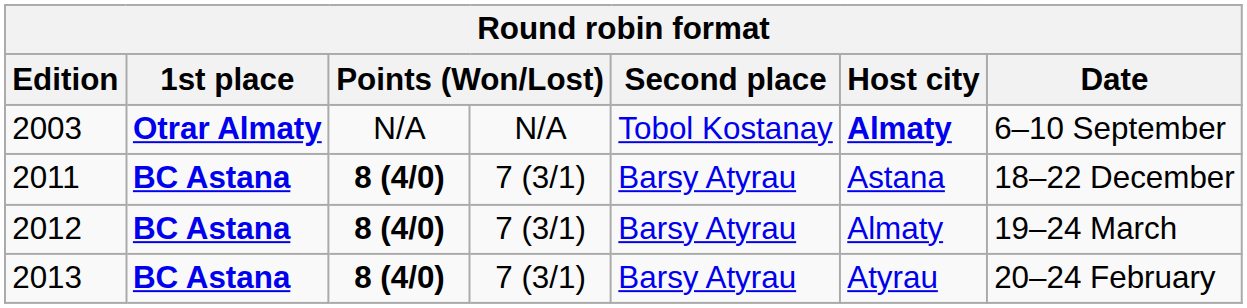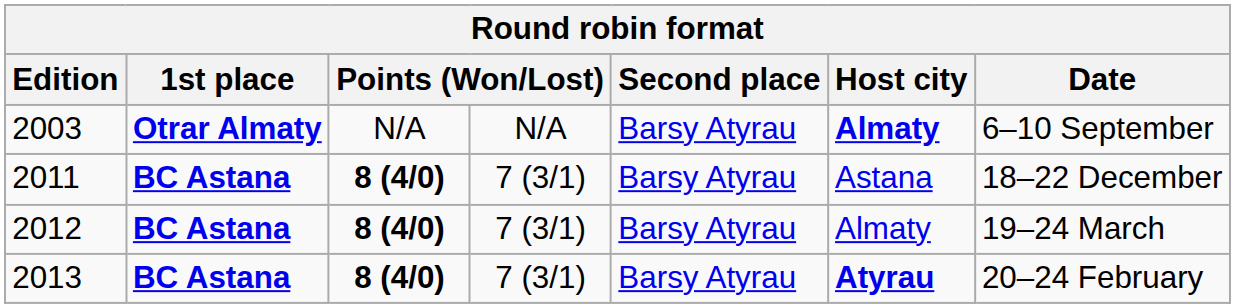(726, 128) Tobol Kostanay -> (707, 128) Barsy Atyrau
(893, 278) normal -> (885, 278) bold
